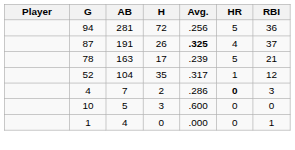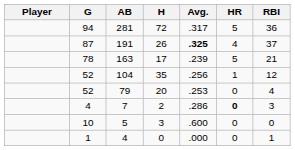(198, 28) .256 -> (198, 28) .317
(198, 75) .317 -> (198, 75) .256
+ row: (125, 91)
